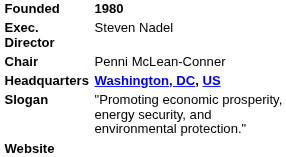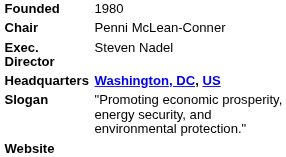(109, 9) bold -> (109, 9) normal
rows swapped: (21, 61) <-> (30, 35)
